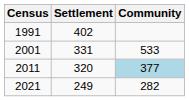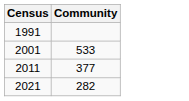- column: (83, 13)
(150, 68) lightblue background -> (86, 68) no background
